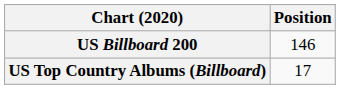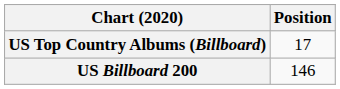rows swapped: (137, 44) <-> (137, 71)
